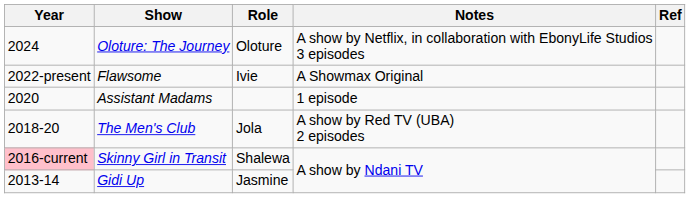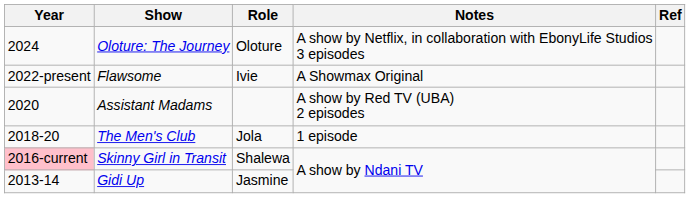(327, 98) 1 episode -> (375, 106) A show by Red TV (UBA) 2 episodes
(375, 128) A show by Red TV (UBA) 2 episodes -> (327, 136) 1 episode
